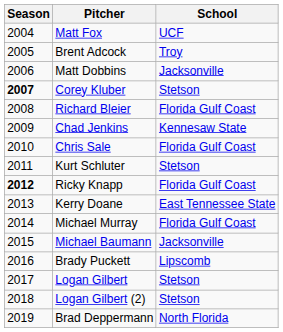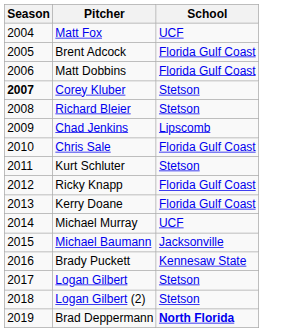(171, 52) Troy -> (207, 52) Florida Gulf Coast
(191, 71) Jacksonville -> (207, 71) Florida Gulf Coast
(207, 109) Florida Gulf Coast -> (179, 109) Stetson
(203, 128) Kennesaw State -> (185, 128) Lipscomb
(20, 185) bold -> (20, 185) normal
(217, 204) East Tennessee State -> (207, 204) Florida Gulf Coast
(207, 223) Florida Gulf Coast -> (171, 223) UCF
(185, 261) Lipscomb -> (203, 261) Kennesaw State
(194, 318) normal -> (197, 318) bold
